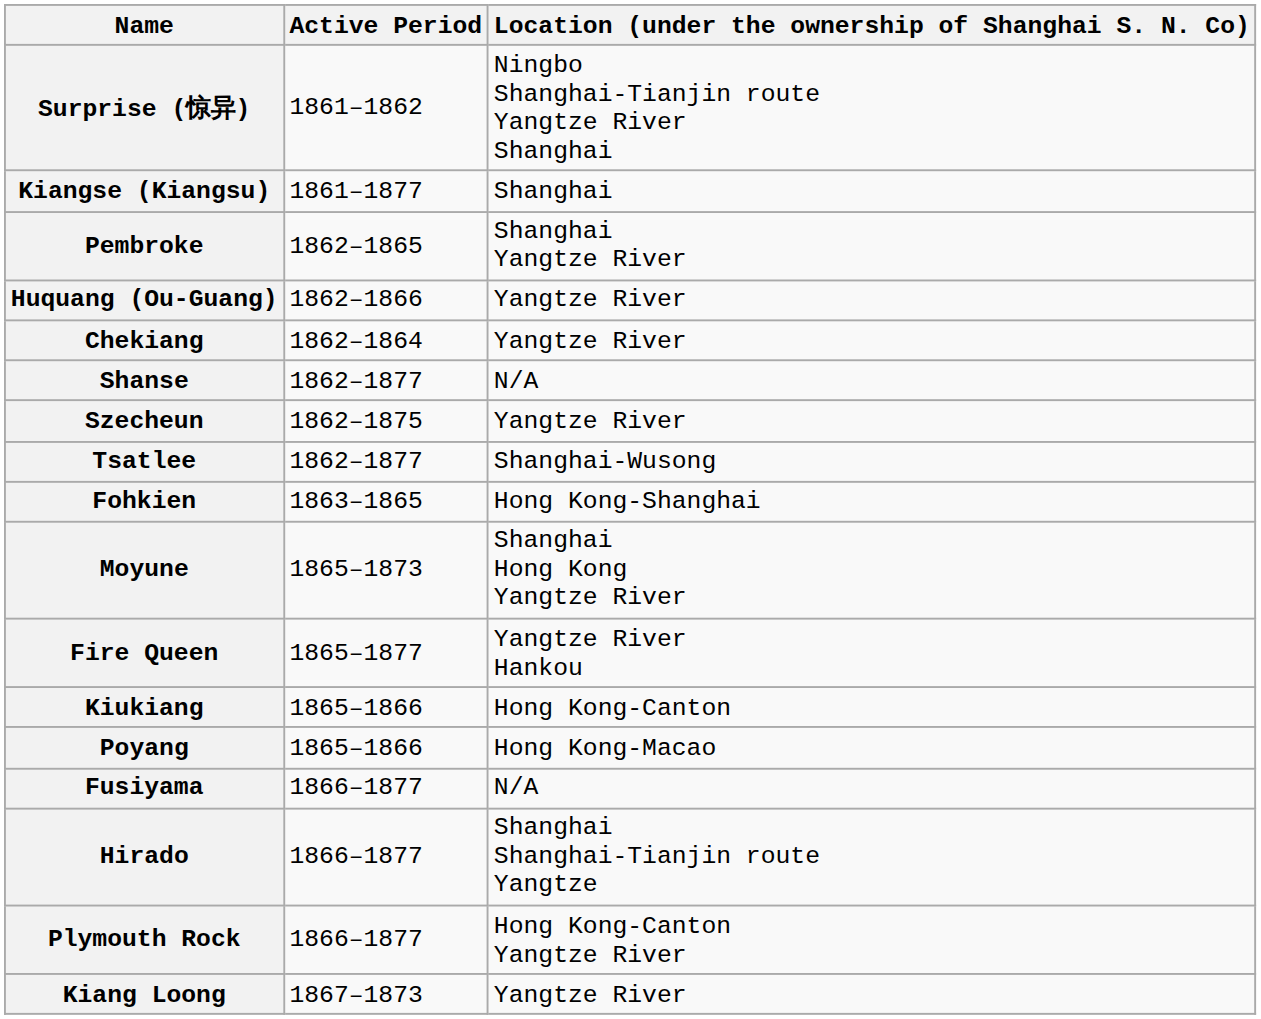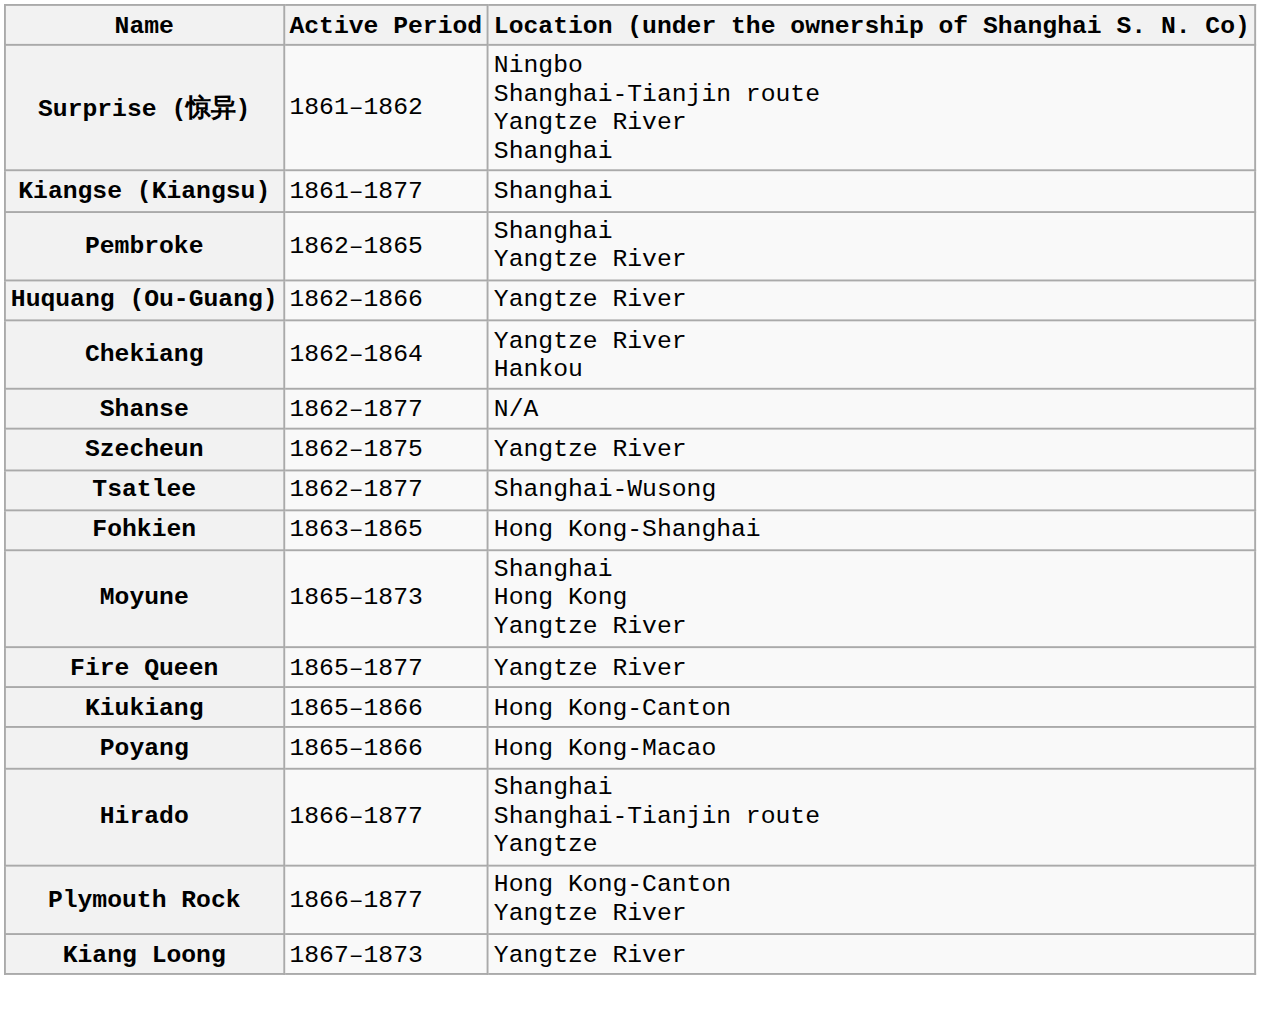(590, 340) Yangtze River -> (590, 355) Yangtze River Hankou
(590, 653) Yangtze River Hankou -> (590, 667) Yangtze River
- row: (144, 788)
